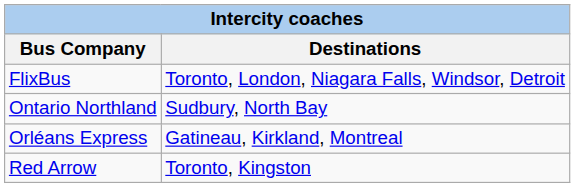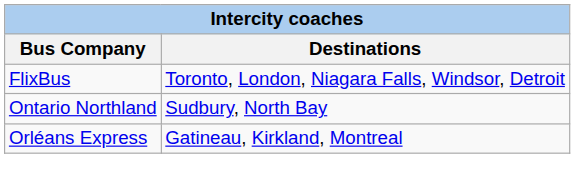- row: (53, 167)
